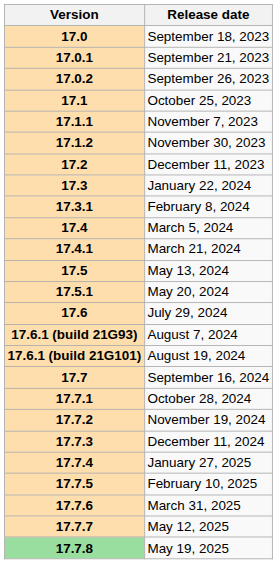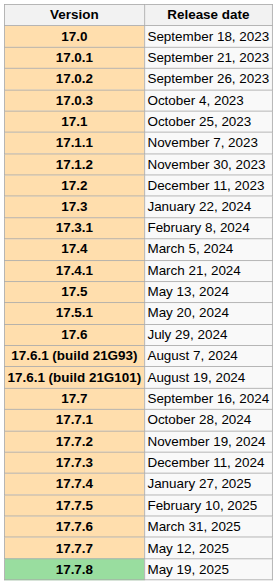+ row: (74, 100)
